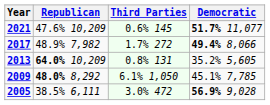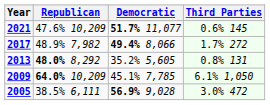columns swapped: (227, 13) <-> (149, 13)
(71, 60) 64.0% 10,209 -> (68, 60) 48.0% 8,292
(68, 76) 48.0% 8,292 -> (71, 76) 64.0% 10,209
